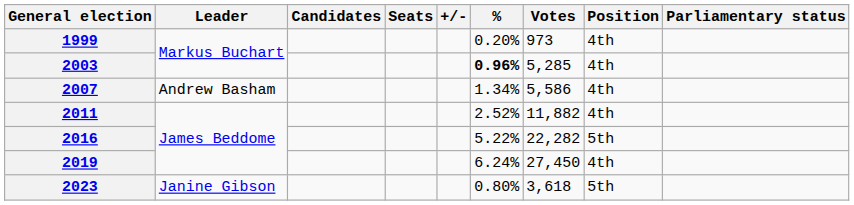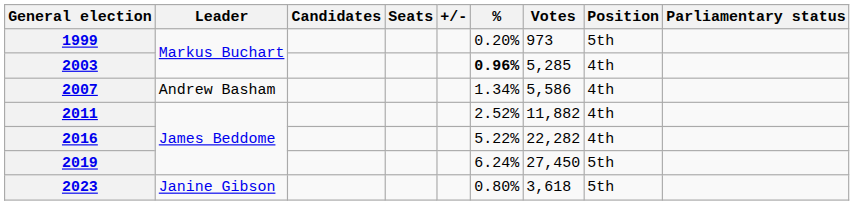(601, 41) 4th -> (601, 41) 5th
(601, 139) 5th -> (601, 139) 4th
(601, 163) 4th -> (601, 163) 5th
